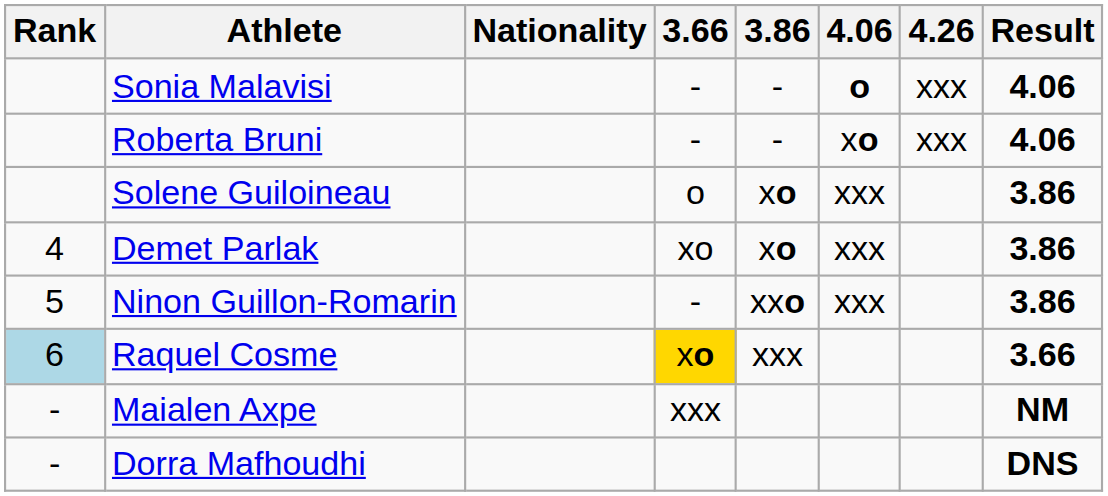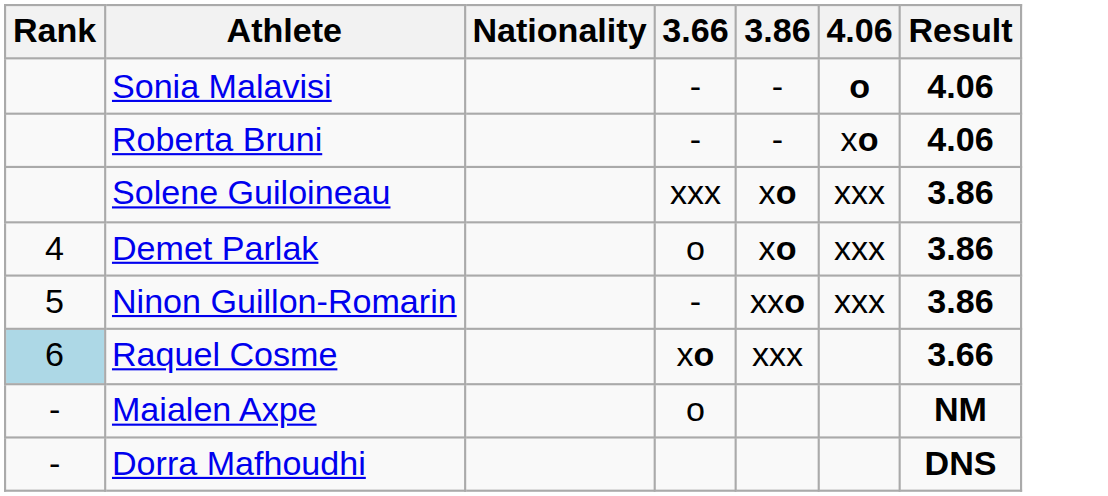- column: (942, 31)
(695, 193) o -> (695, 193) xxx
(695, 247) xo -> (695, 247) o
(695, 355) gold background -> (695, 355) no background
(695, 409) xxx -> (695, 409) o
